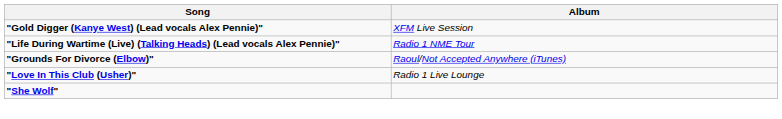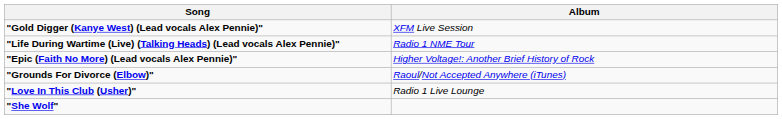+ row: (122, 59)
